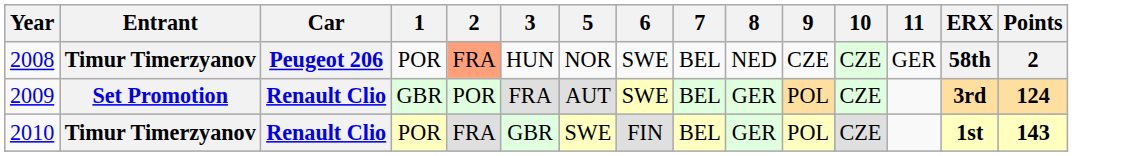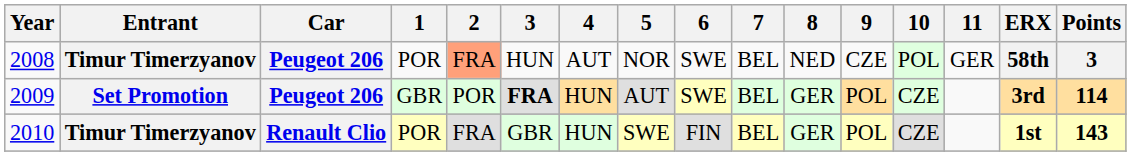+ column: (589, 23)
(860, 59) CZE -> (919, 59) POL
(1033, 59) 2 -> (1092, 59) 3
(326, 96) Renault Clio -> (326, 96) Peugeot 206
(530, 96) normal -> (530, 96) bold
(1033, 96) 124 -> (1092, 96) 114
